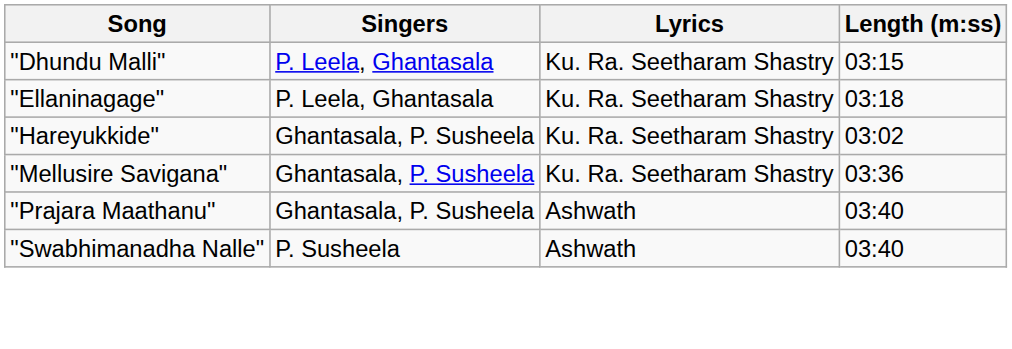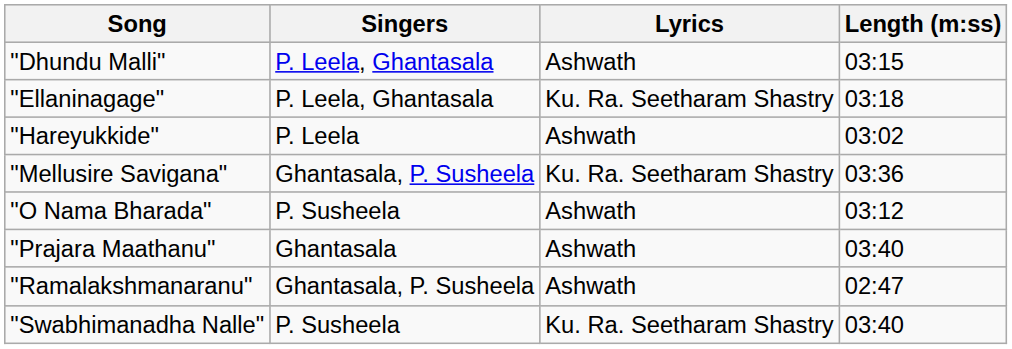(690, 61) Ku. Ra. Seetharam Shastry -> (591, 61) Ashwath
(405, 136) Ghantasala, P. Susheela -> (317, 136) P. Leela
(690, 136) Ku. Ra. Seetharam Shastry -> (591, 136) Ashwath
+ row: (111, 211)
(405, 211) Ghantasala, P. Susheela -> (336, 249) Ghantasala
+ row: (131, 286)
(591, 249) Ashwath -> (690, 324) Ku. Ra. Seetharam Shastry
